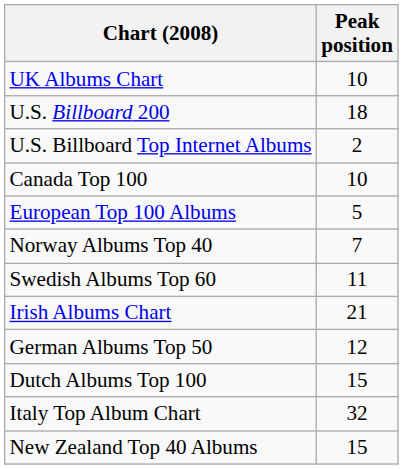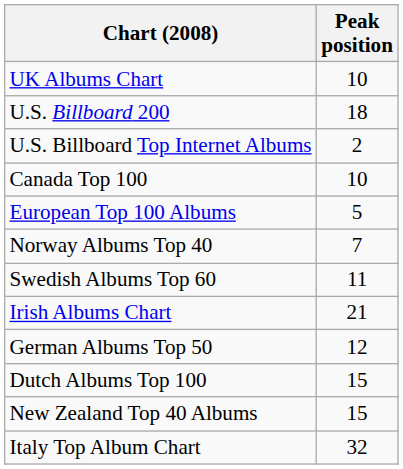rows swapped: (134, 446) <-> (105, 413)
